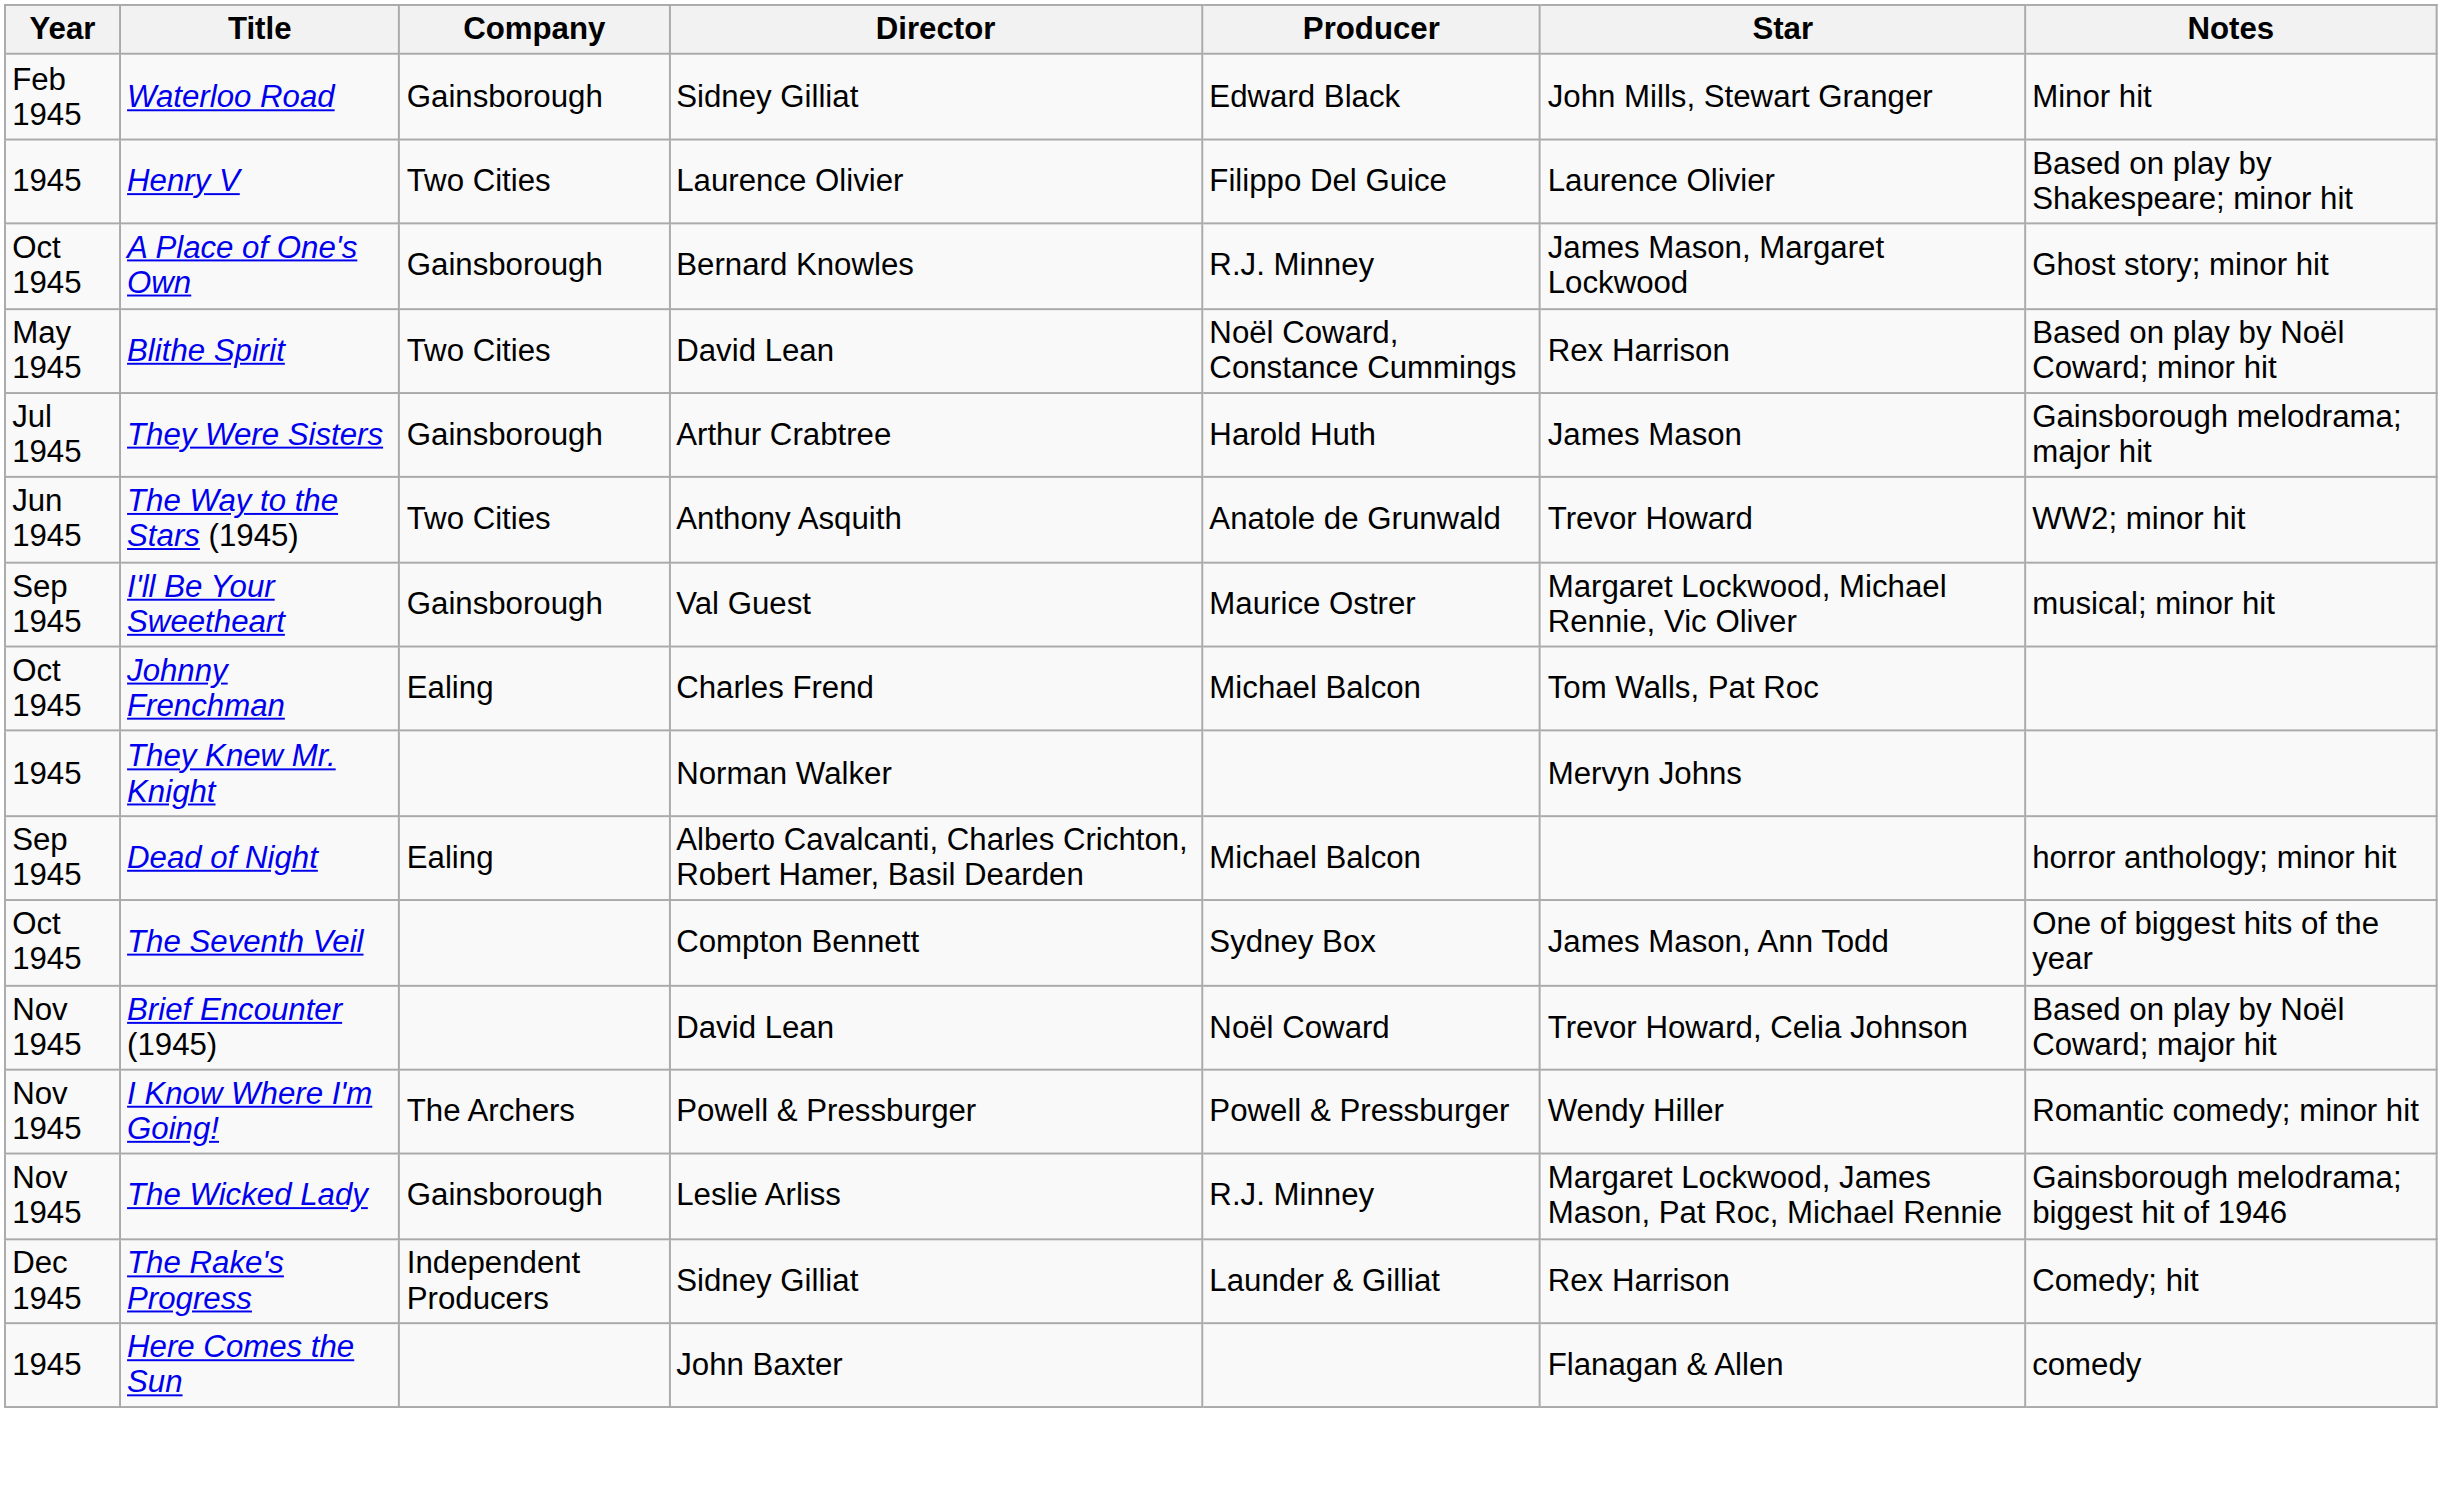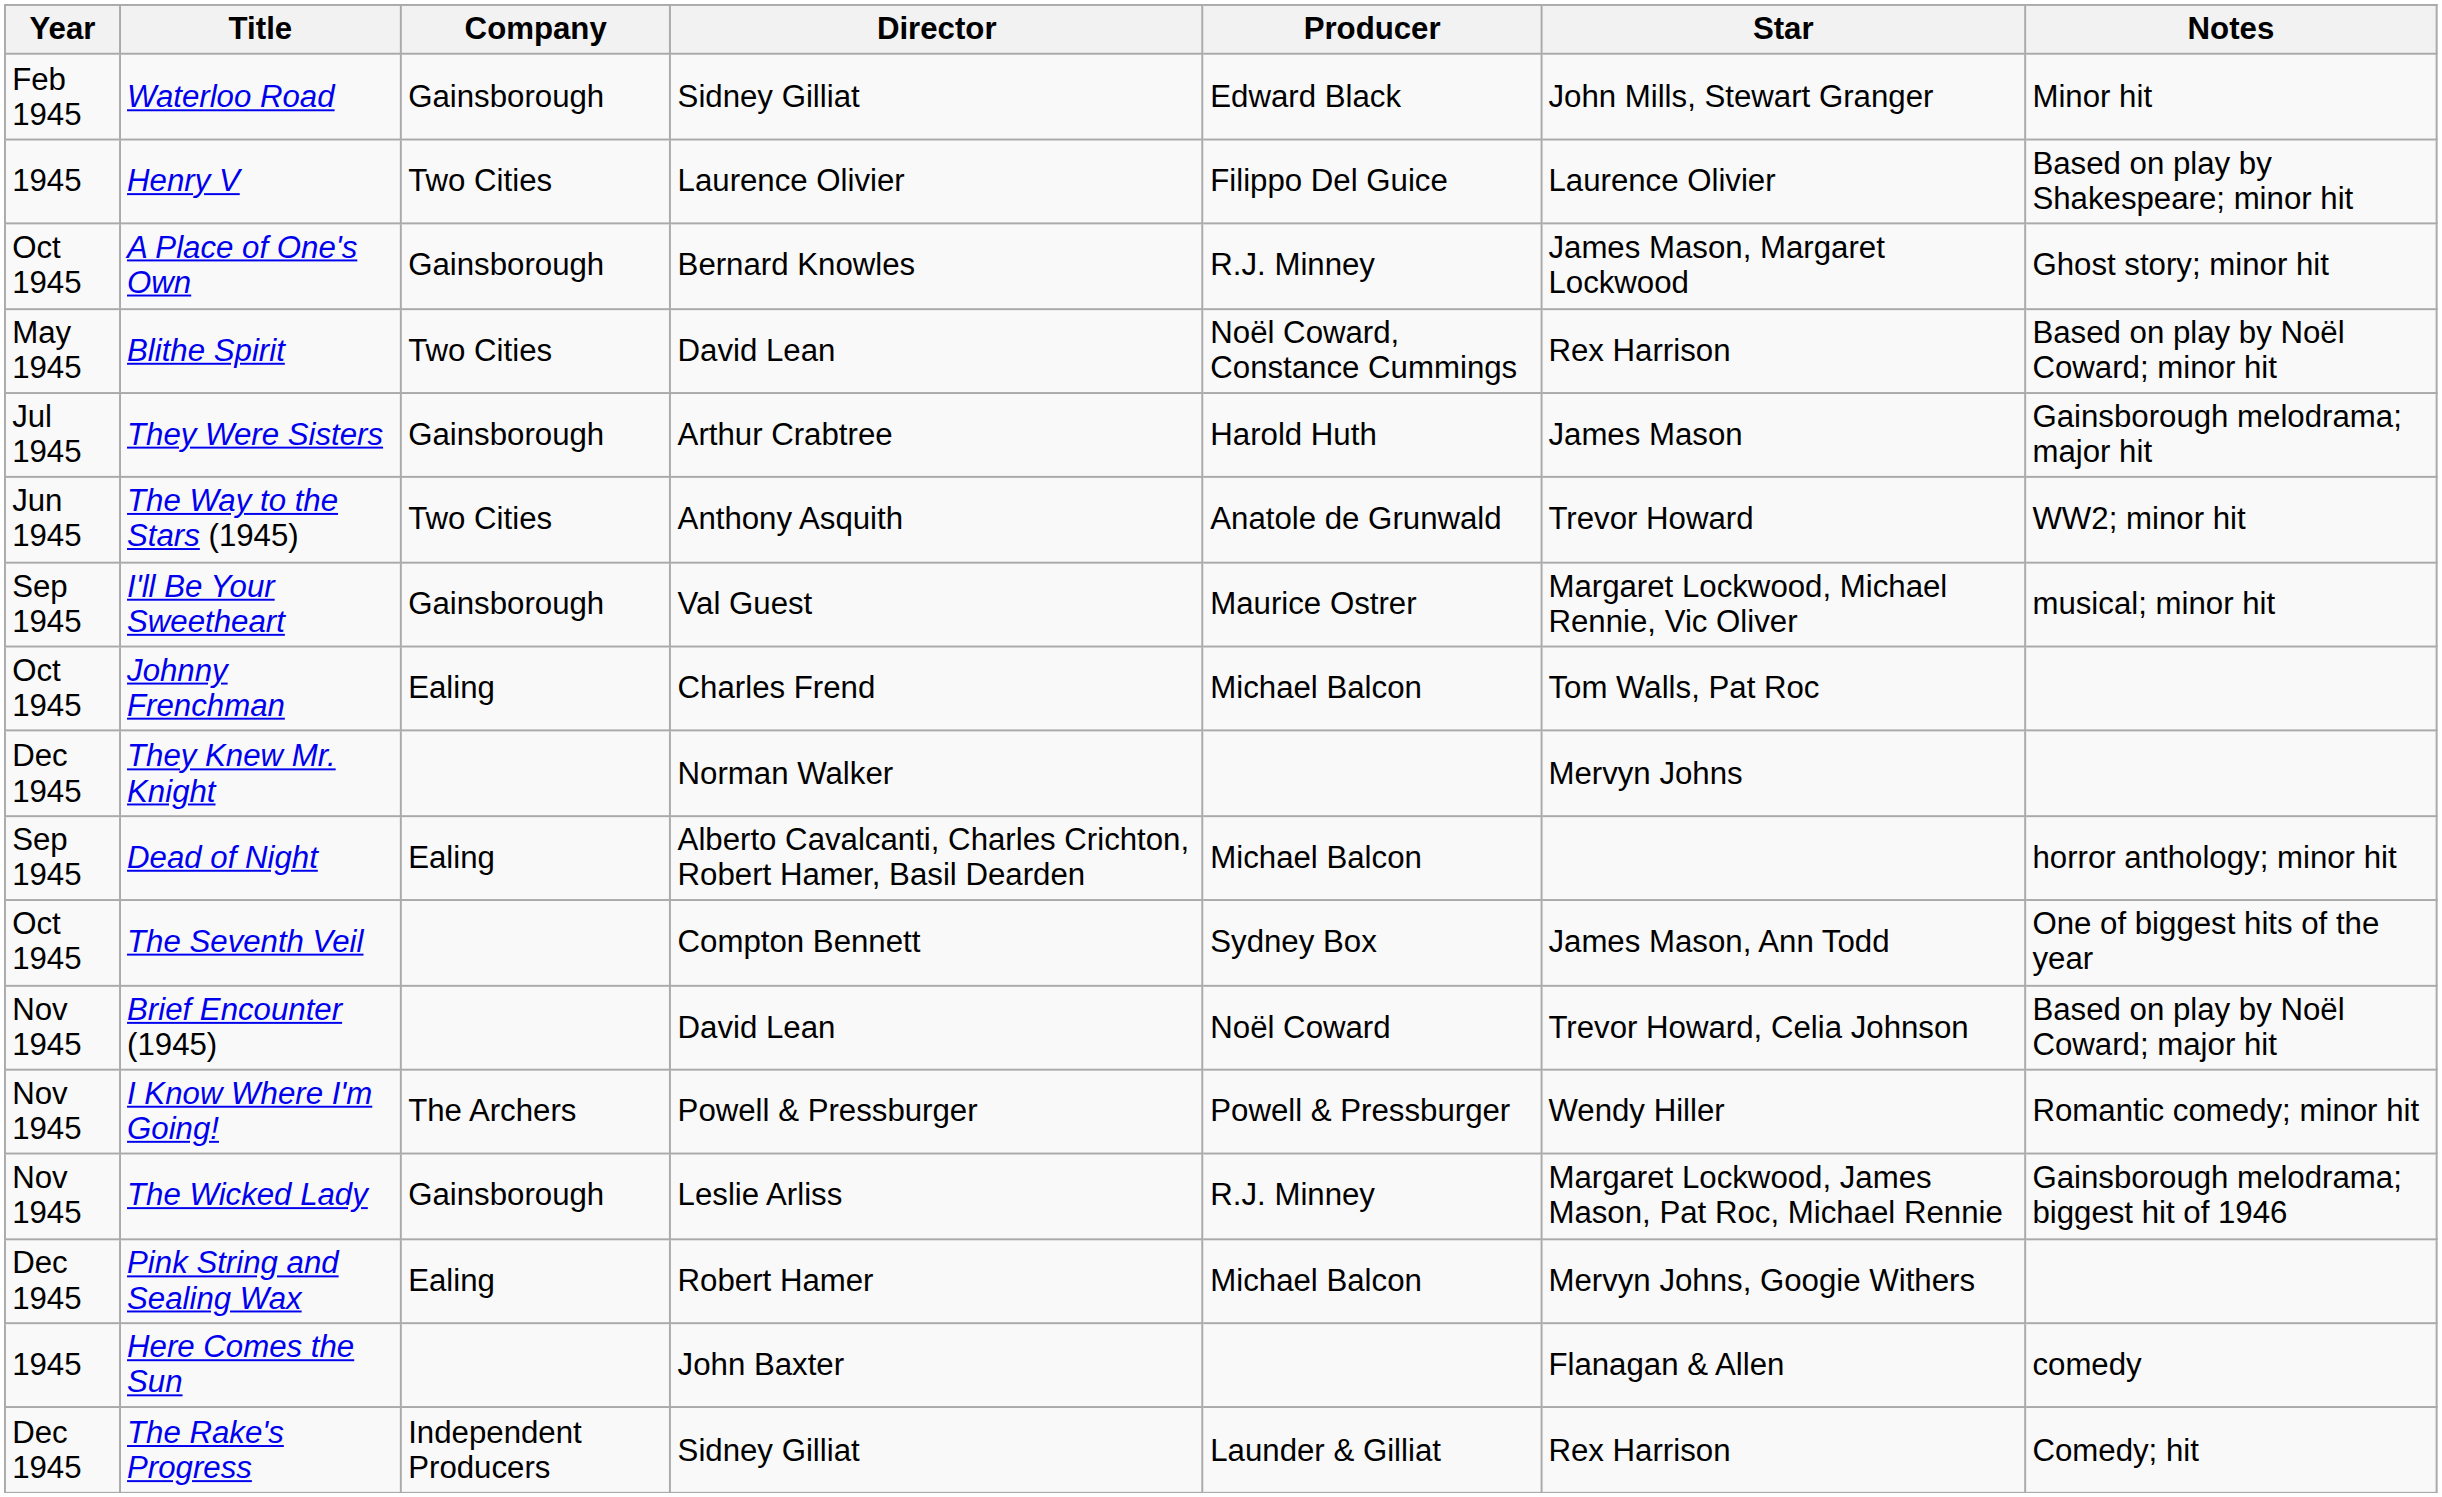(47, 772) 1945 -> (47, 772) Dec 1945
+ row: (233, 1280)
rows swapped: (205, 1280) <-> (241, 1364)
